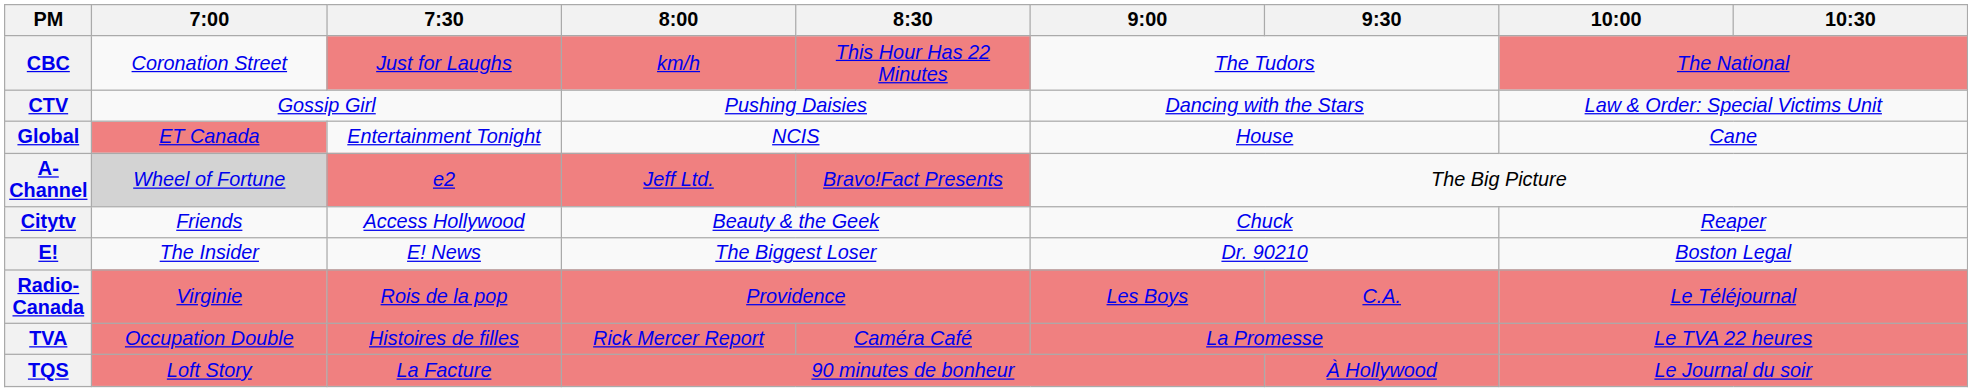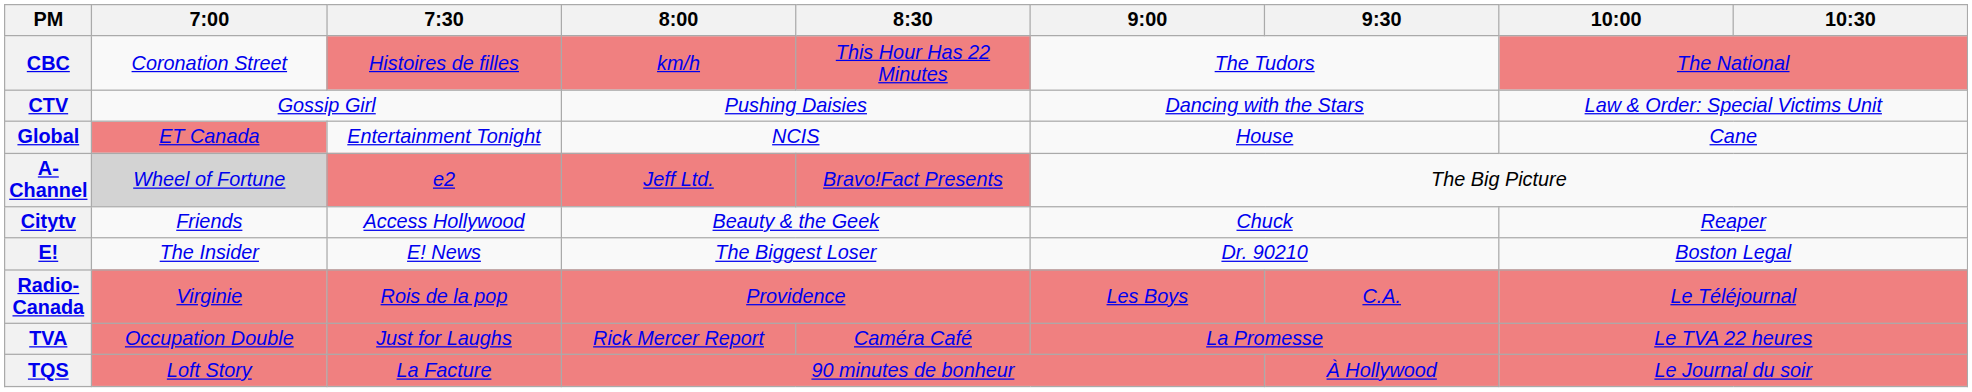(444, 62) Just for Laughs -> (444, 62) Histoires de filles
(444, 338) Histoires de filles -> (444, 338) Just for Laughs
